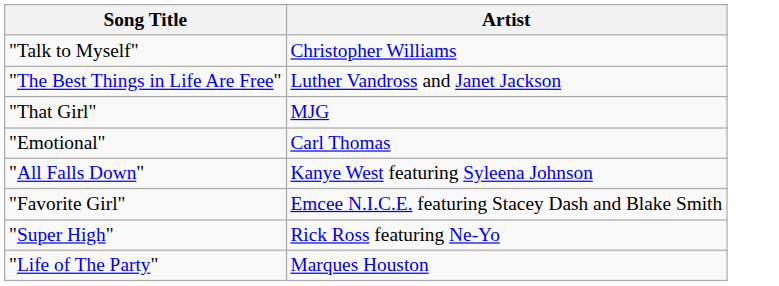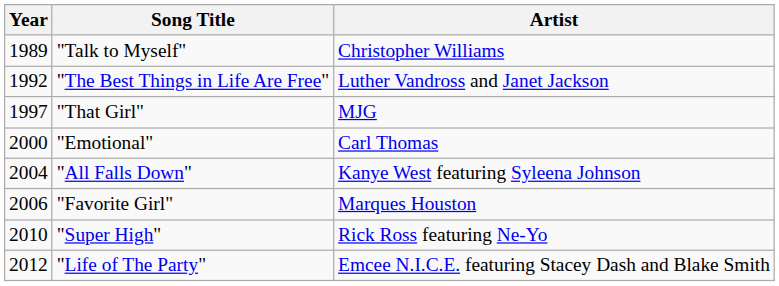+ column: (28, 19)
(506, 204) Emcee N.I.C.E. featuring Stacey Dash and Blake Smith -> (407, 204) Marques Houston
(360, 265) Marques Houston -> (554, 265) Emcee N.I.C.E. featuring Stacey Dash and Blake Smith
